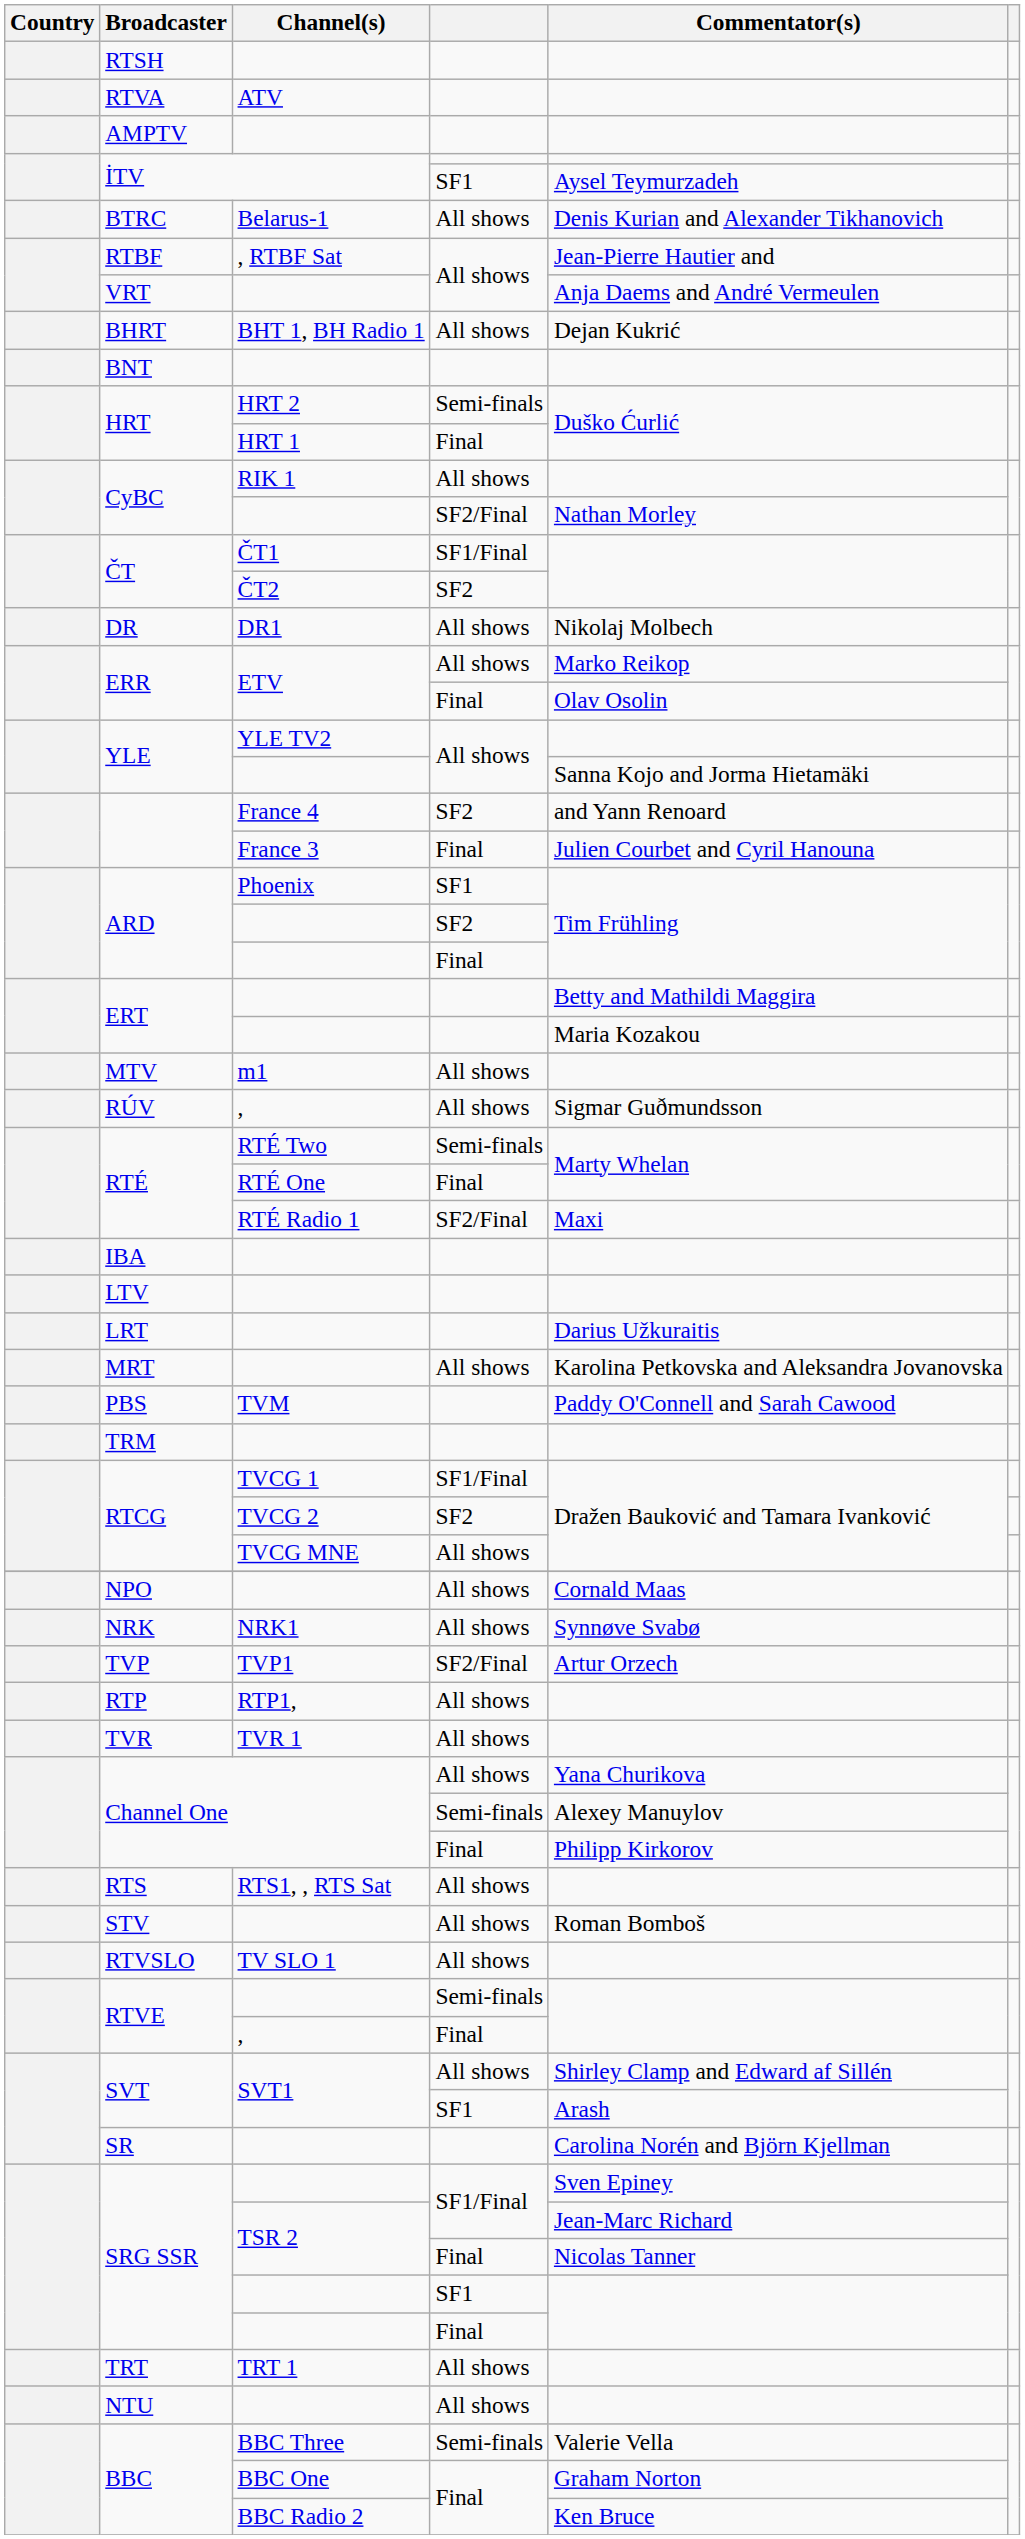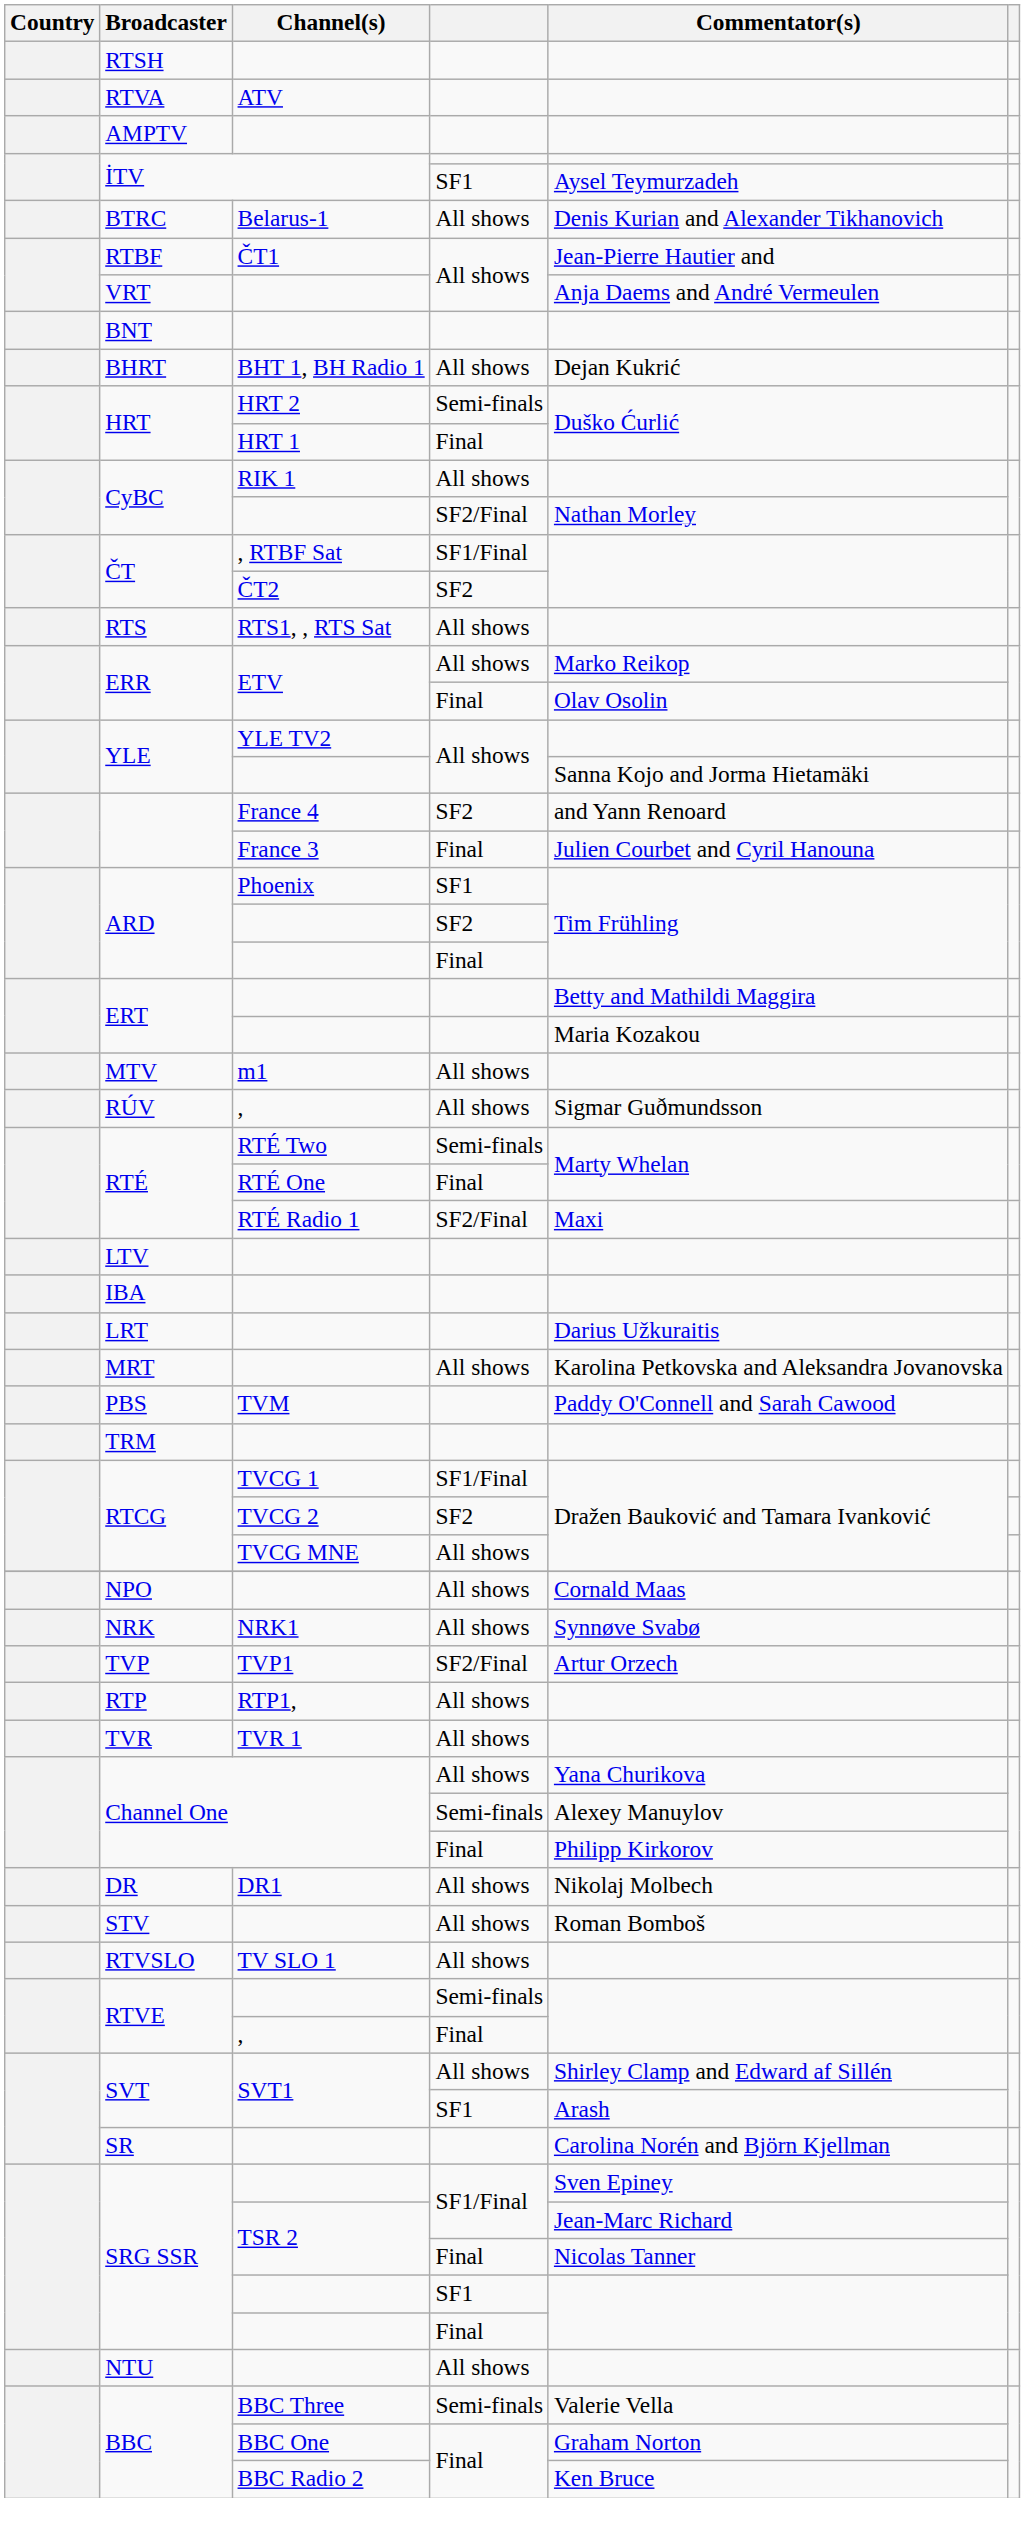(290, 256) , RTBF Sat -> (258, 256) ČT1
rows swapped: (136, 330) <-> (129, 367)
(258, 552) ČT1 -> (290, 552) , RTBF Sat
rows swapped: (121, 626) <-> (126, 1886)
rows swapped: (125, 1256) <-> (127, 1293)
- row: (127, 2367)
